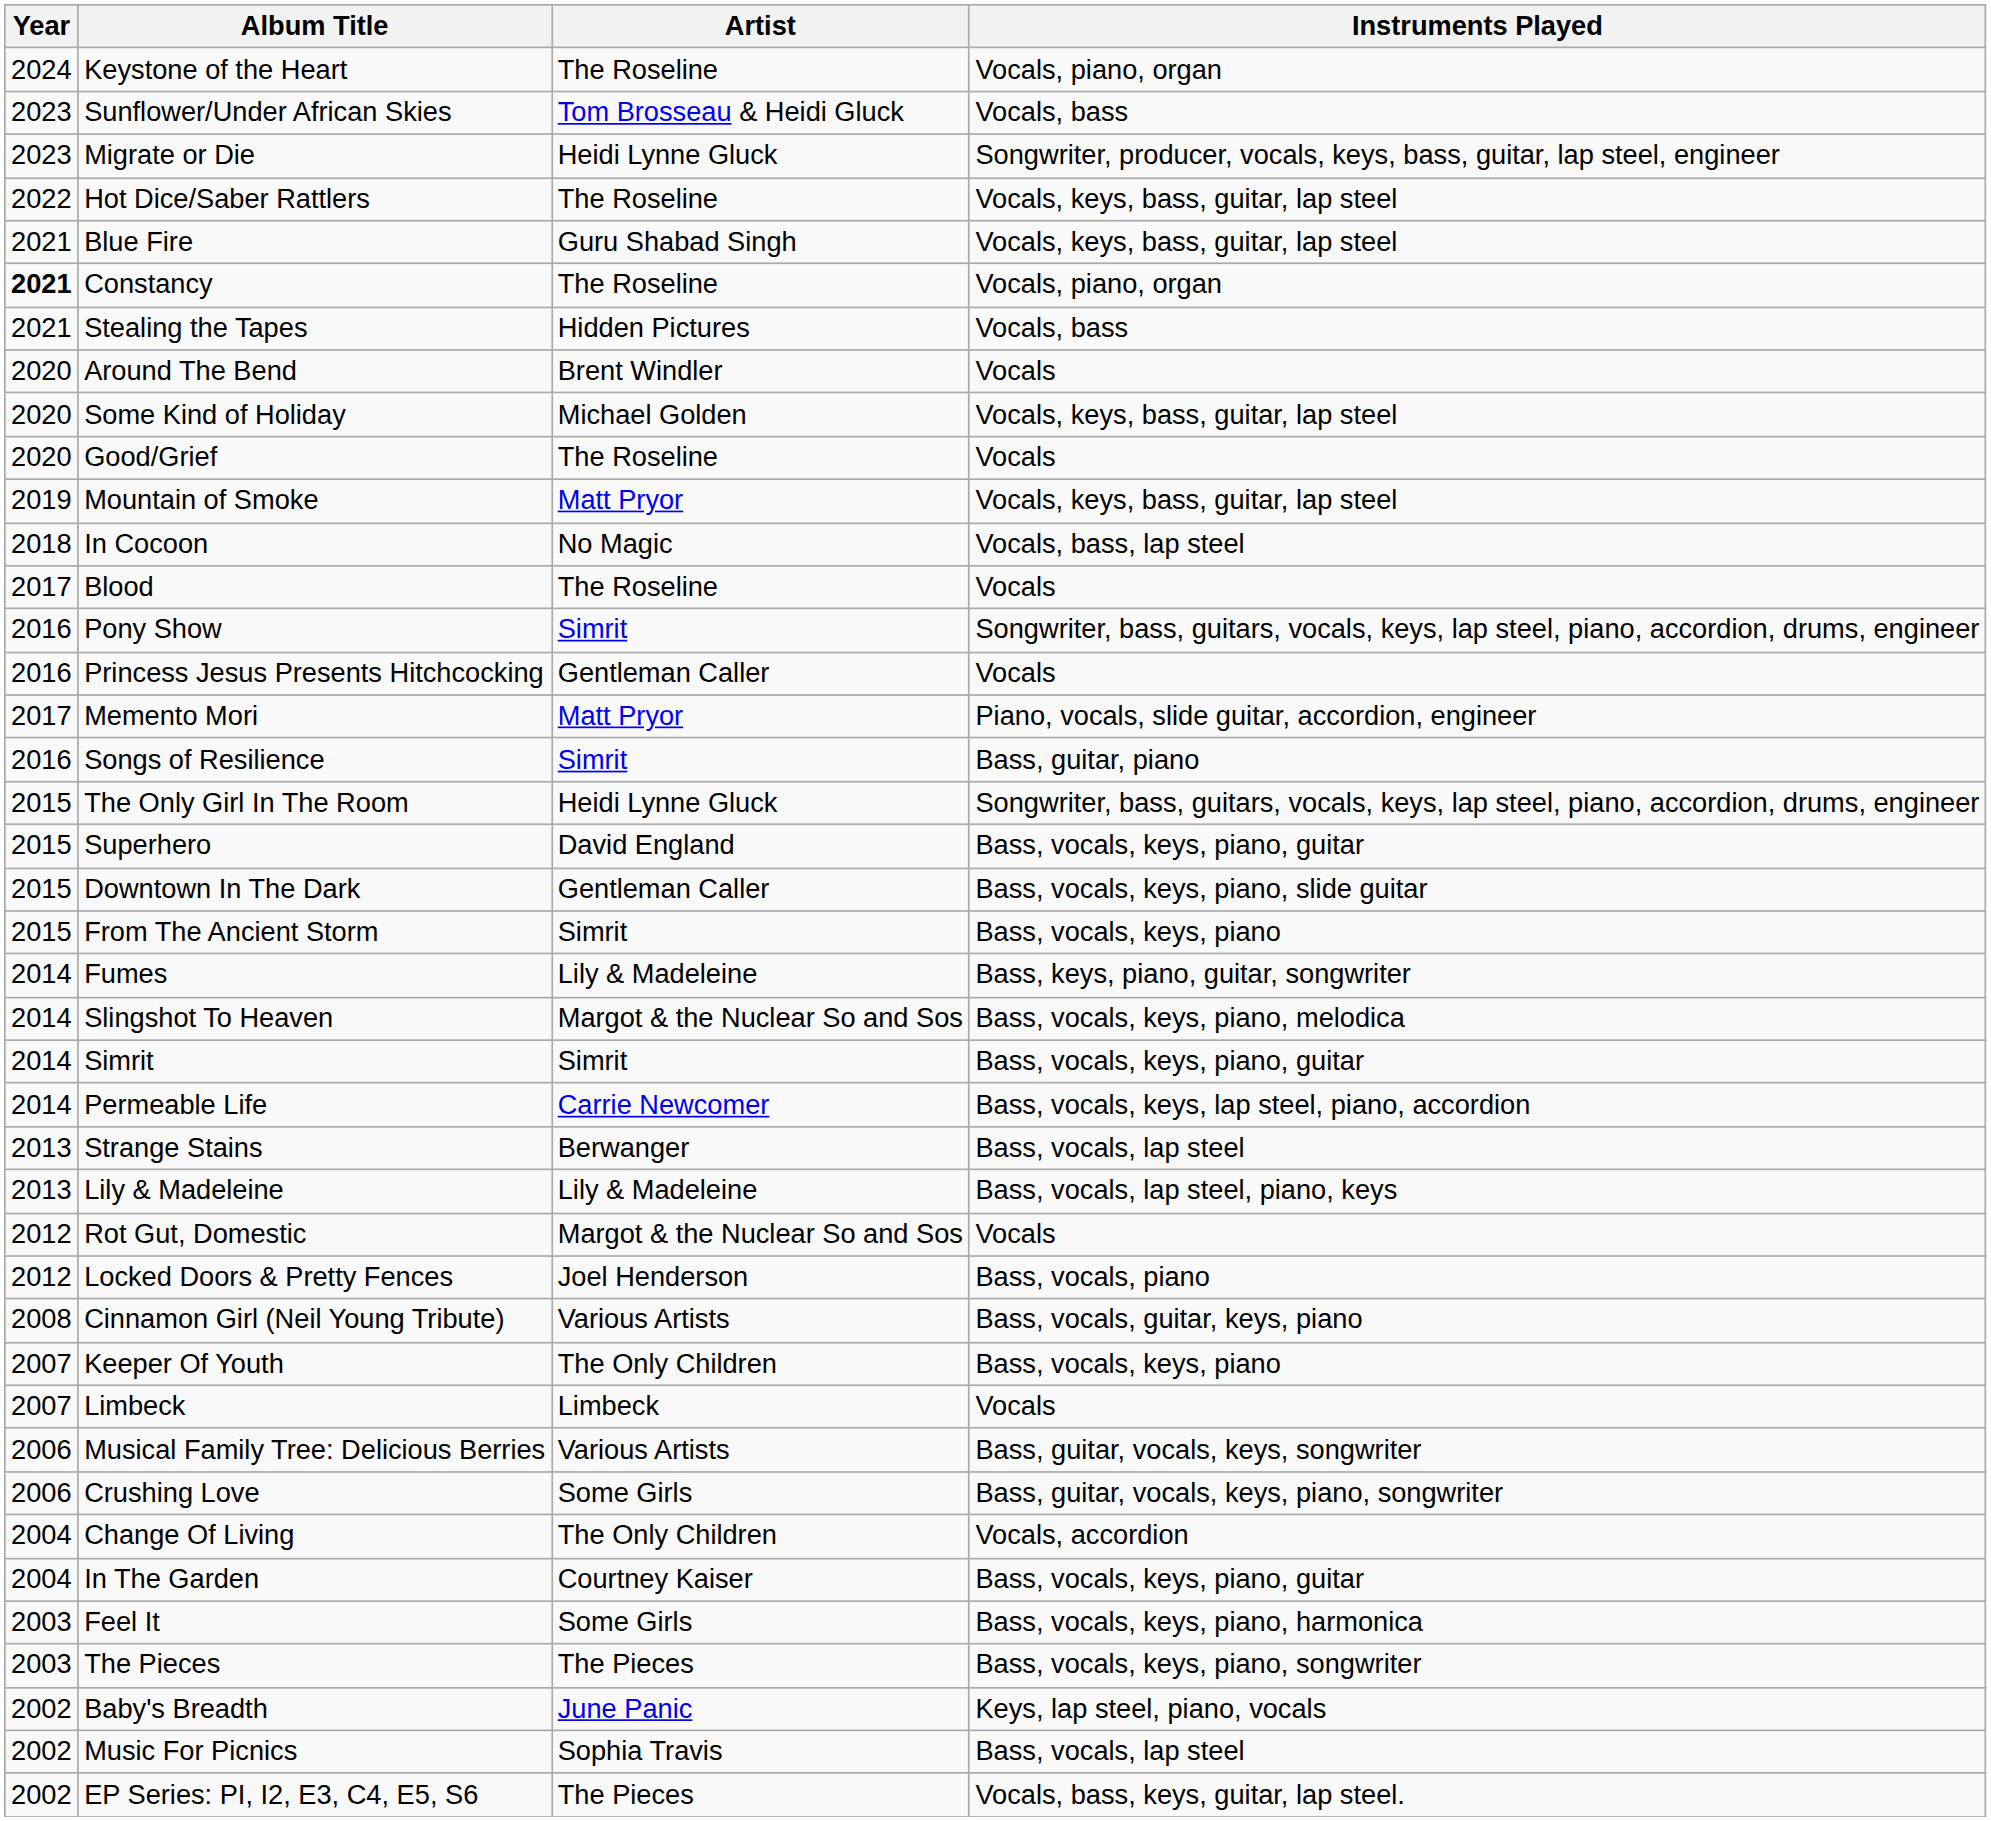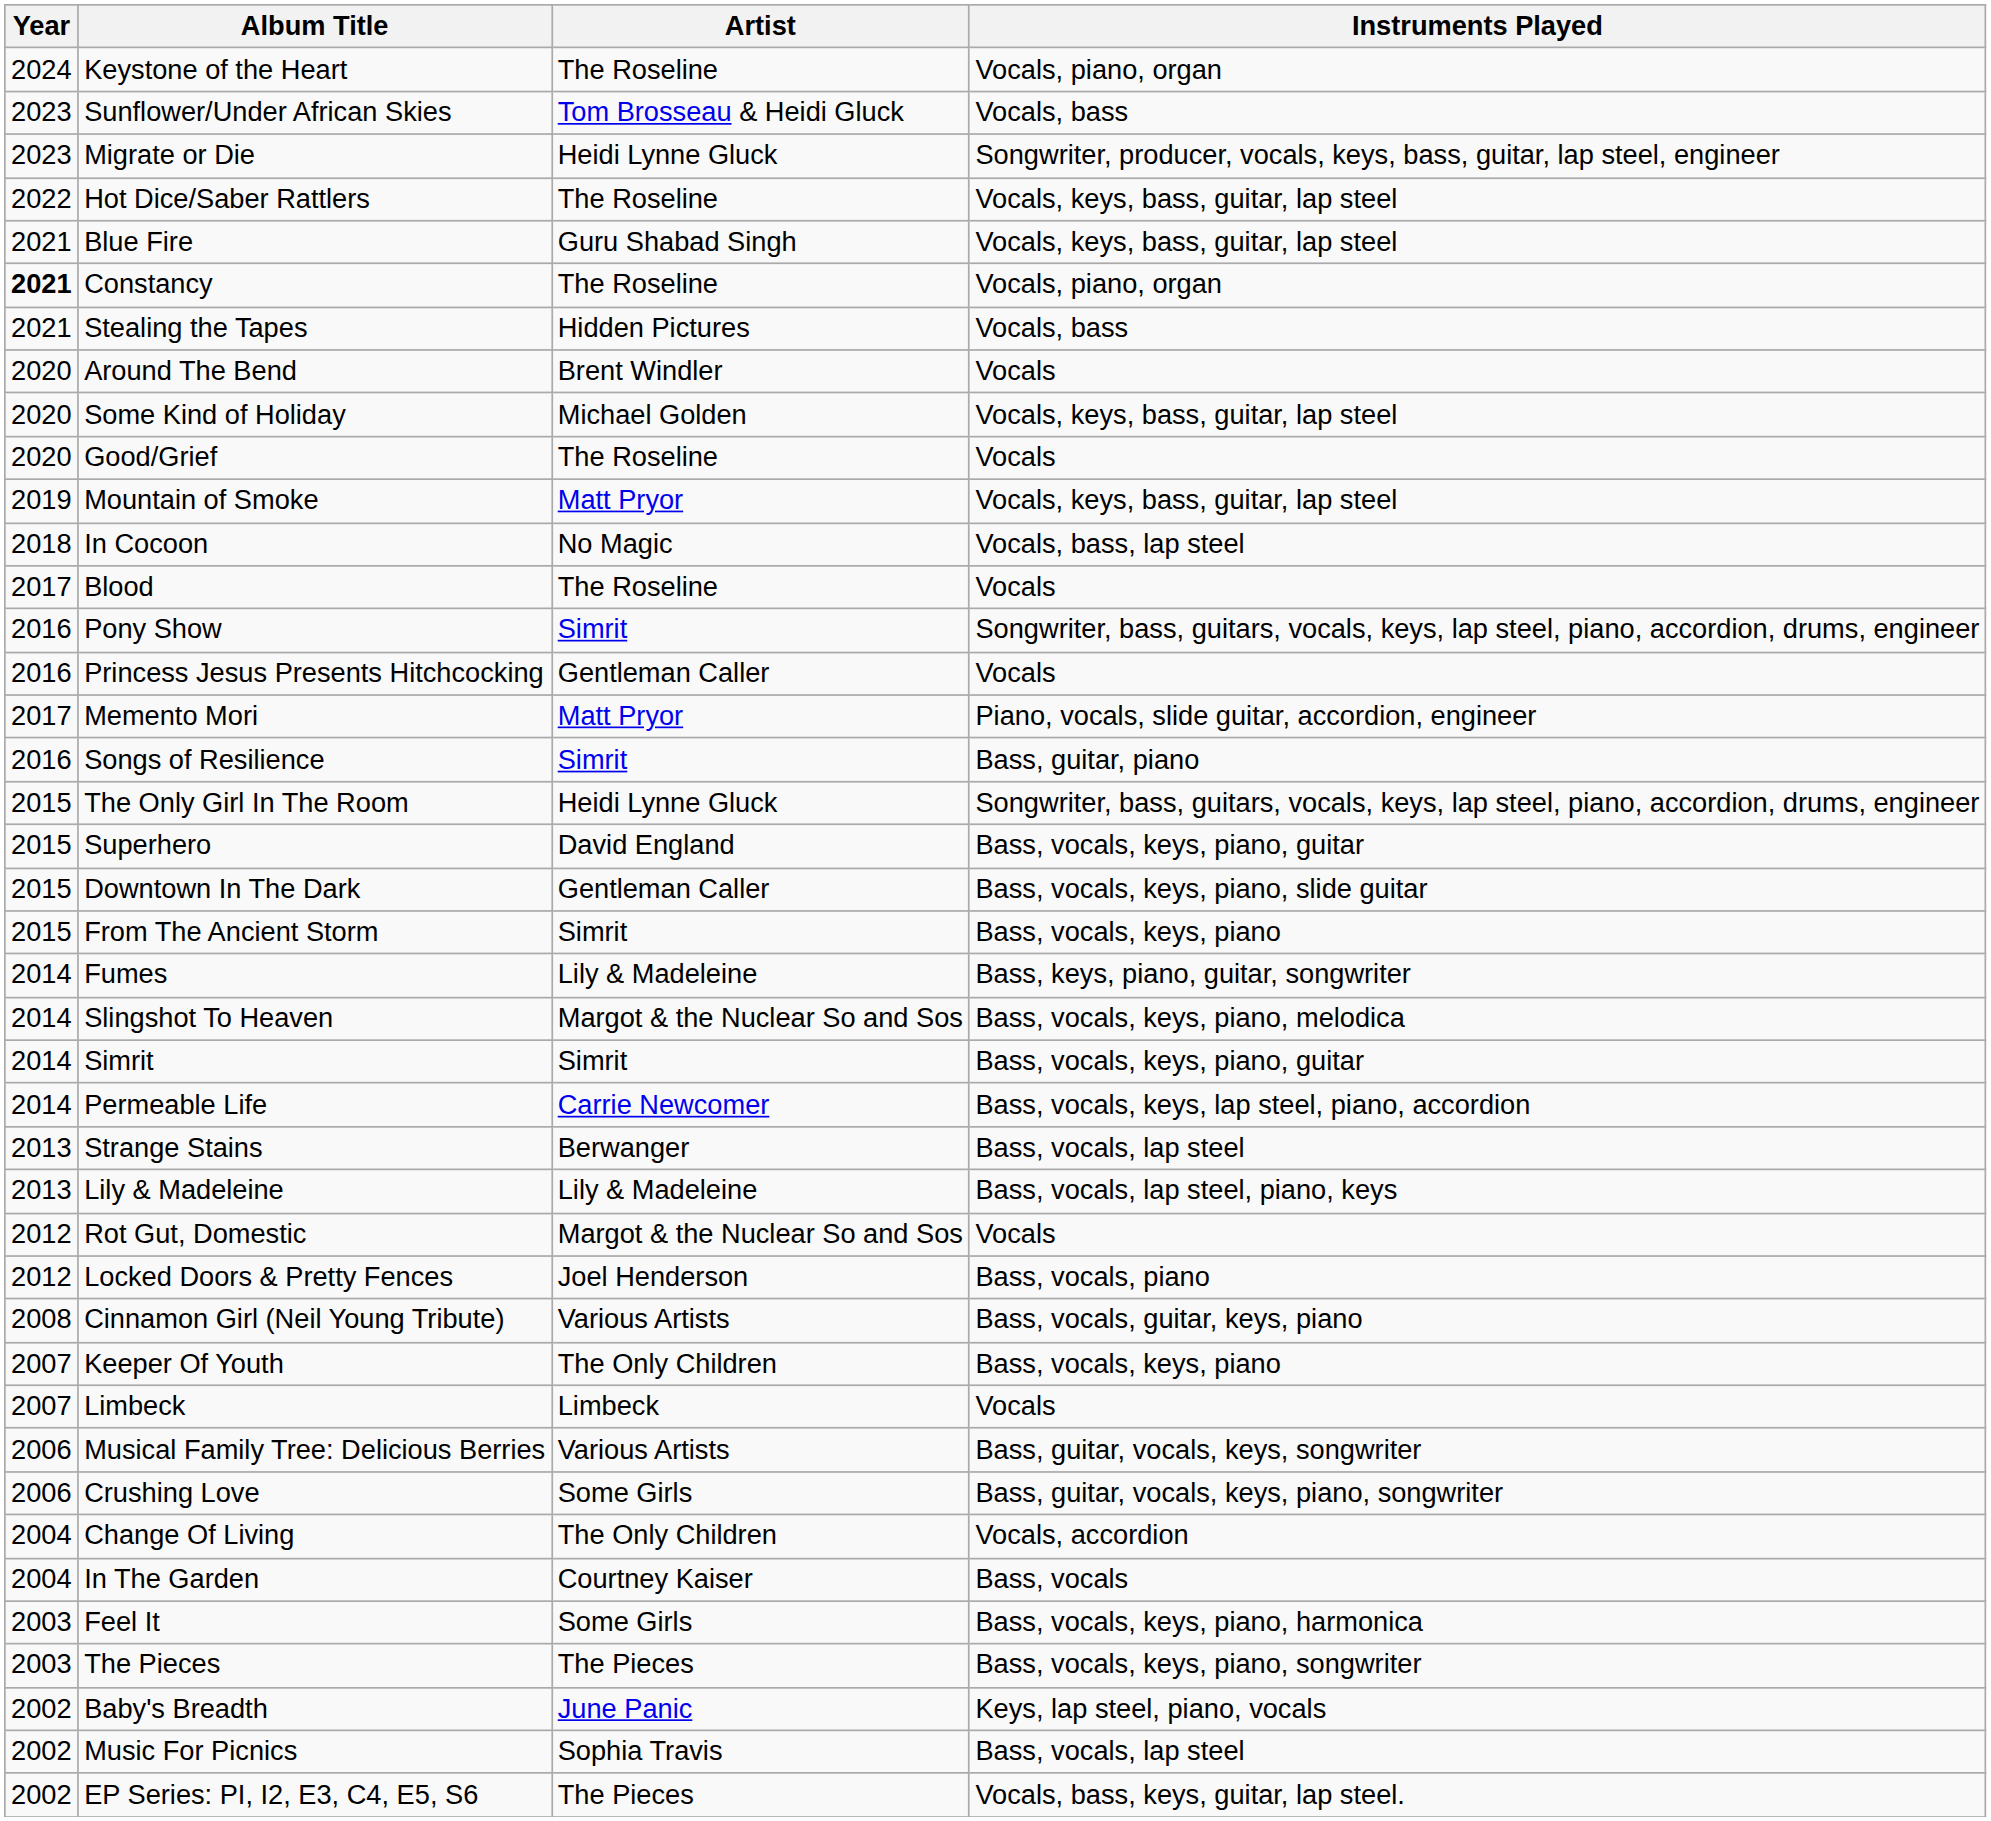(1170, 1579) Bass, vocals, keys, piano, guitar -> (1052, 1579) Bass, vocals
